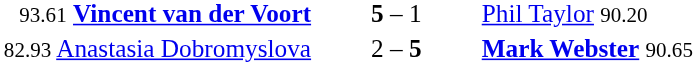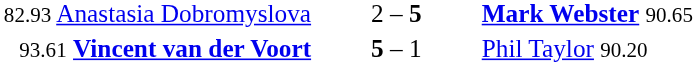rows swapped: (157, 48) <-> (165, 13)
